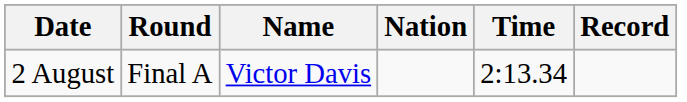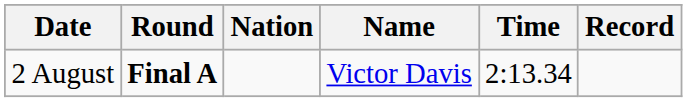columns swapped: (298, 27) <-> (426, 27)
(170, 72) normal -> (172, 72) bold
